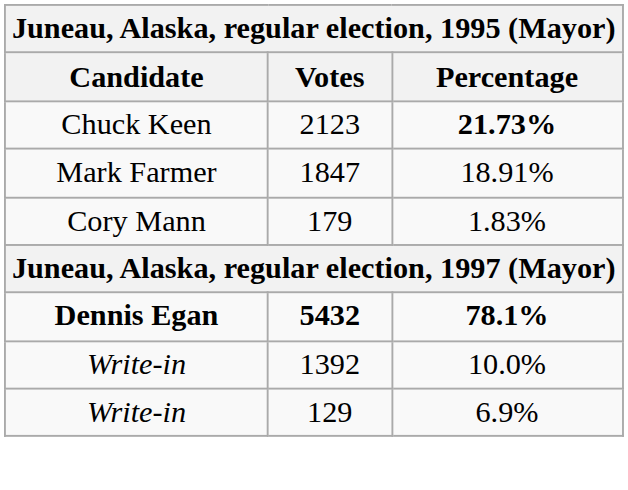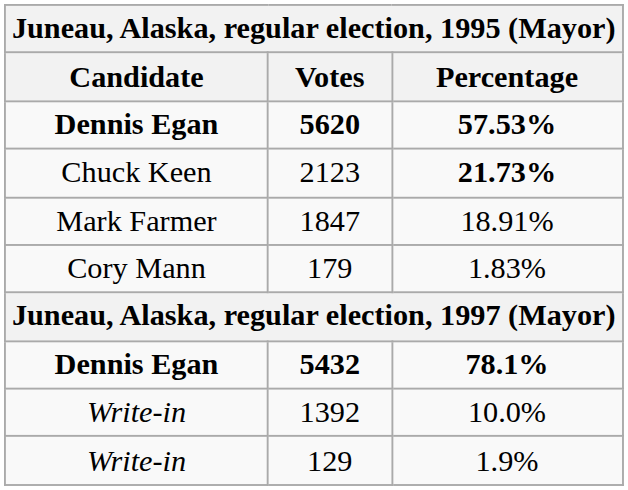+ row: (330, 124)
(507, 412) 6.9% -> (507, 460) 1.9%
